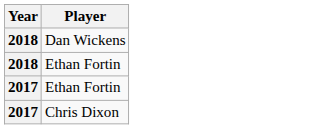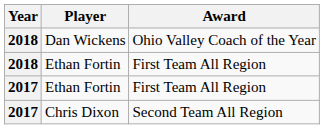+ column: (224, 16)
